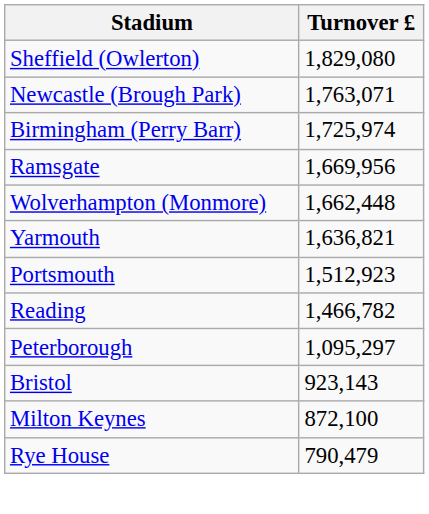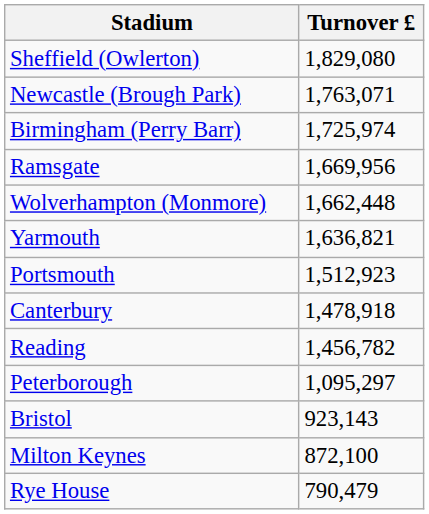+ row: (61, 310)
(350, 310) 1,466,782 -> (350, 346) 1,456,782
